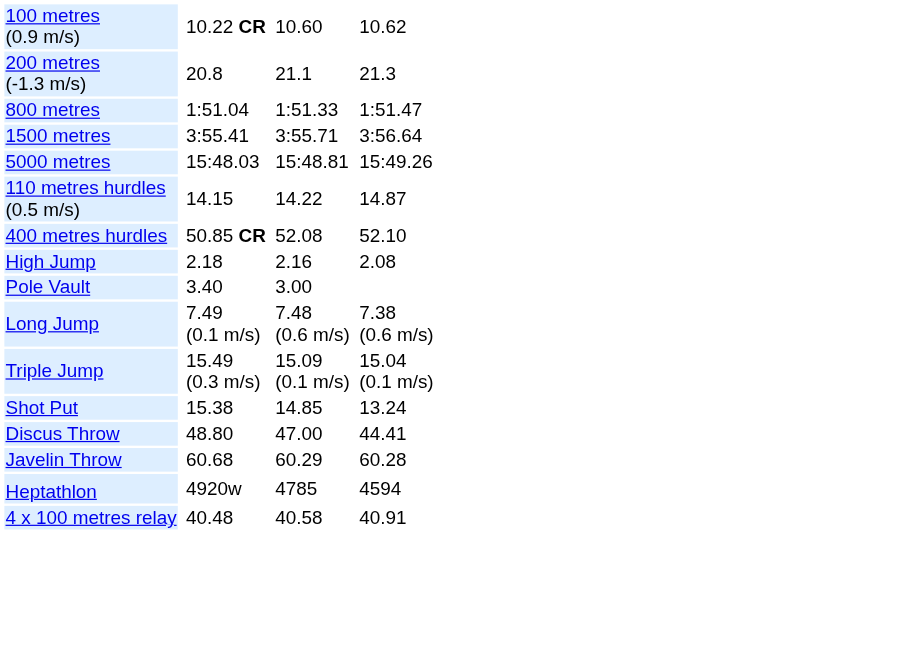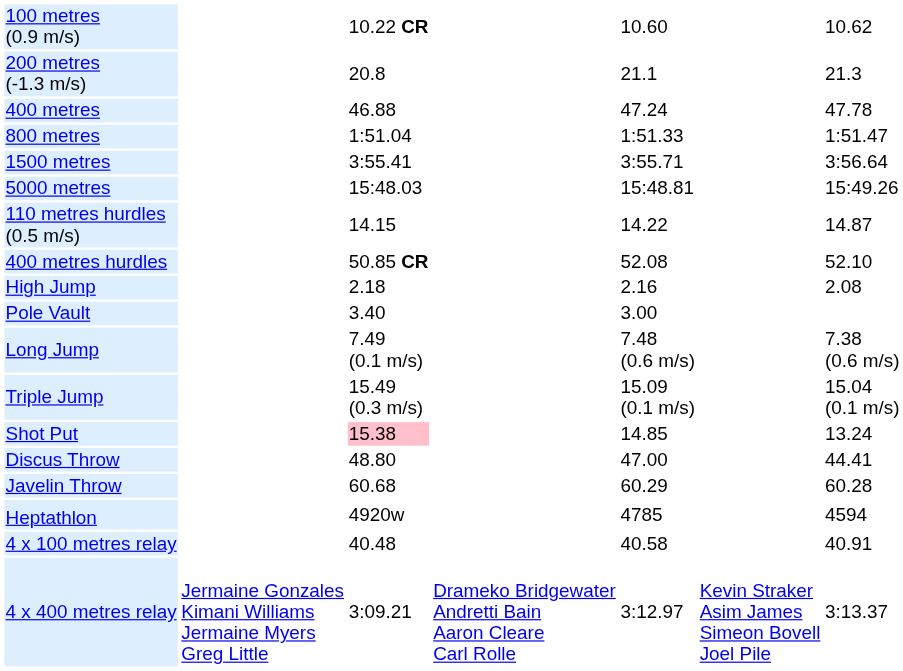+ row: (53, 110)
(210, 407) no background -> (372, 433) pink background
+ row: (91, 612)
